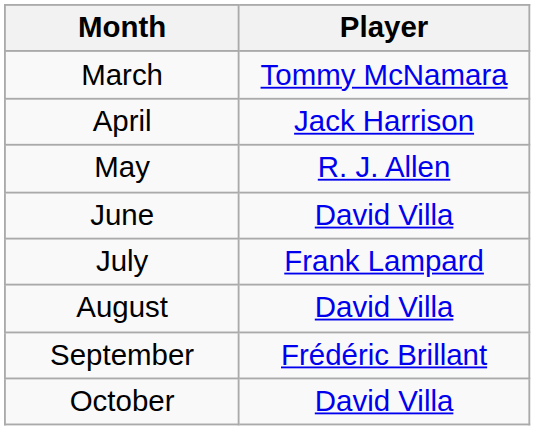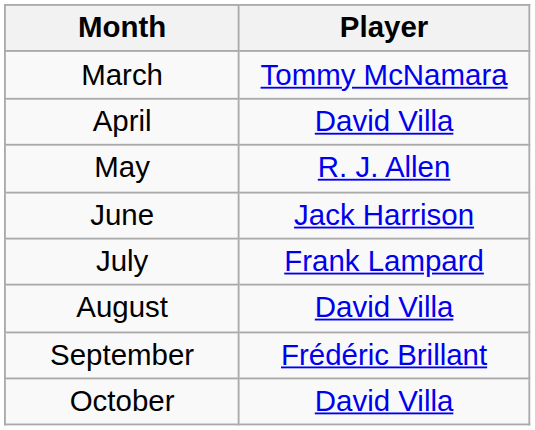(384, 121) Jack Harrison -> (384, 121) David Villa
(384, 214) David Villa -> (384, 214) Jack Harrison
